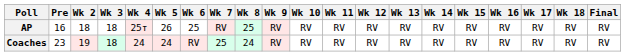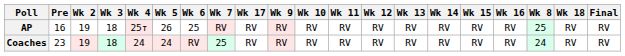columns swapped: (248, 12) <-> (538, 12)
(84, 28) 18 -> (84, 28) 19
